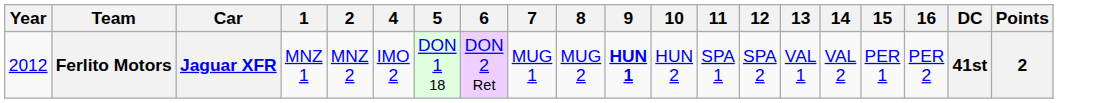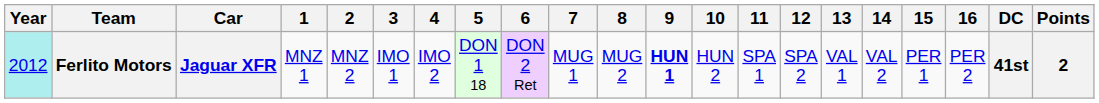+ column: (393, 18)
(28, 65) no background -> (28, 65) paleturquoise background
